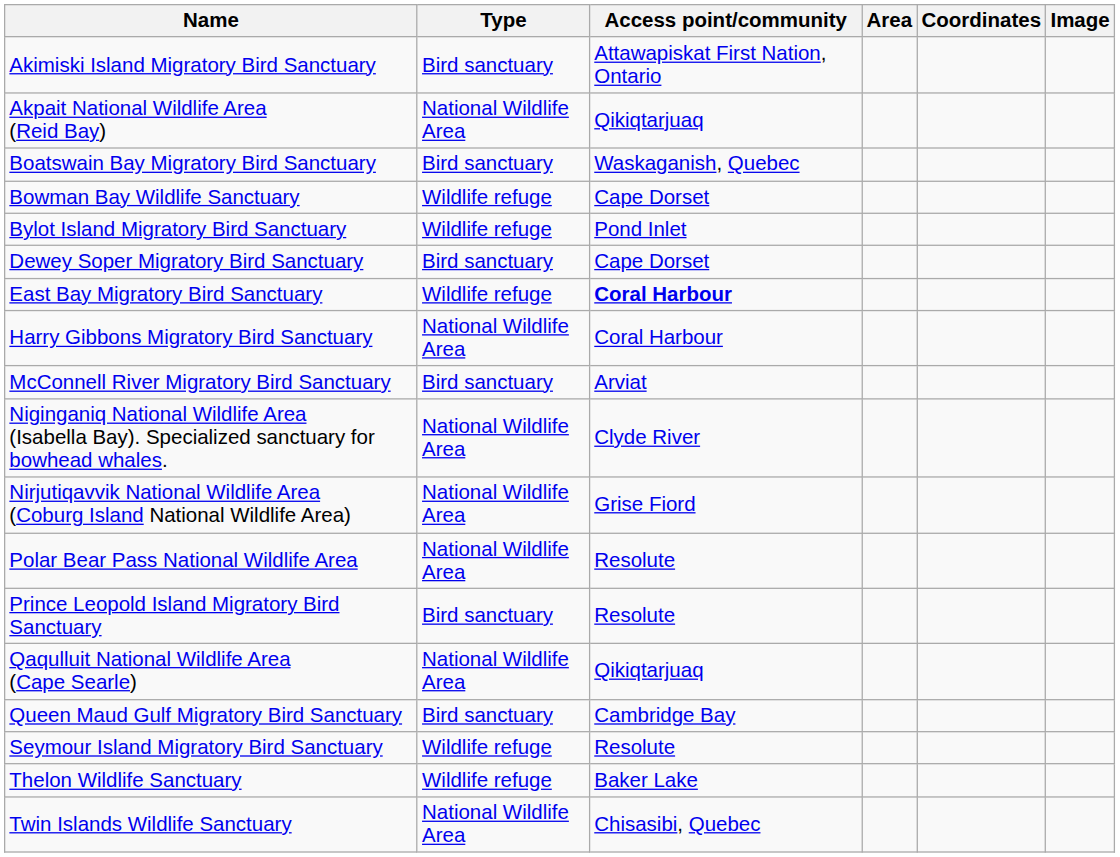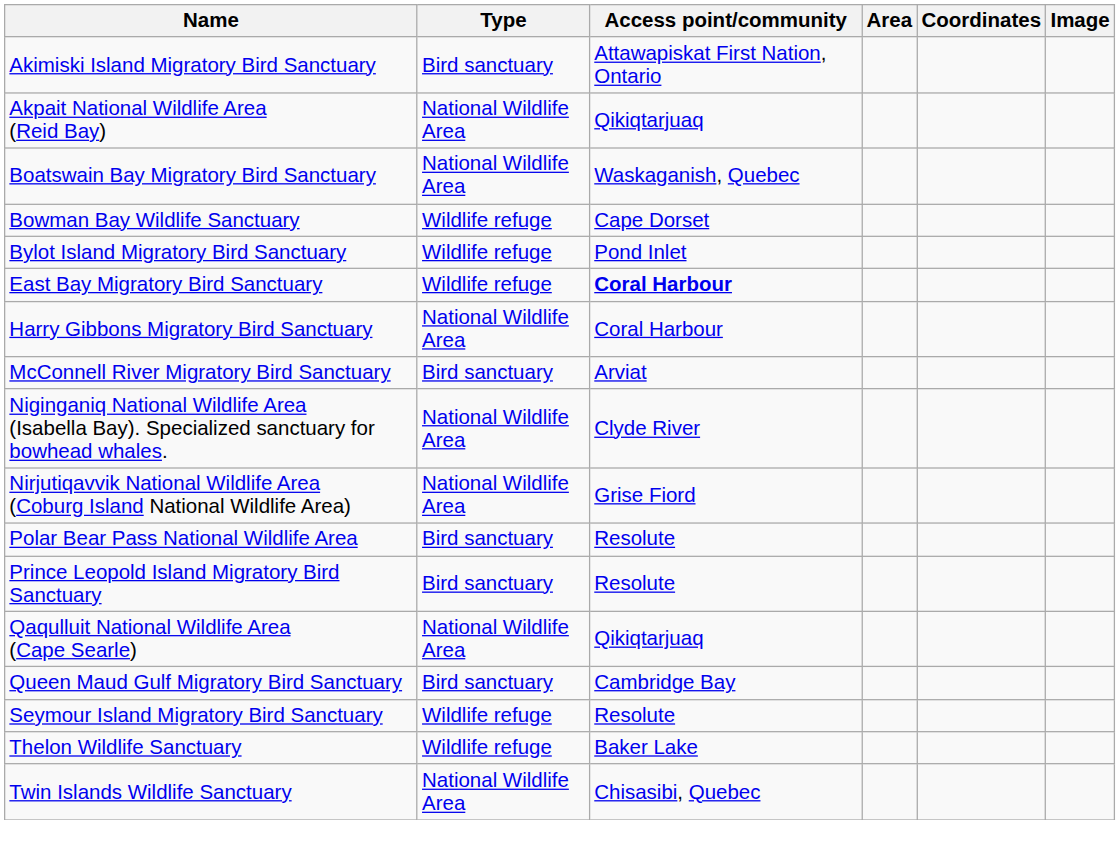(487, 164) Bird sanctuary -> (495, 175) National Wildlife Area
- row: (186, 261)
(495, 560) National Wildlife Area -> (487, 539) Bird sanctuary
